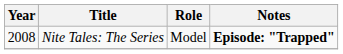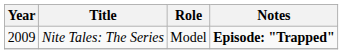(22, 37) 2008 -> (22, 37) 2009
